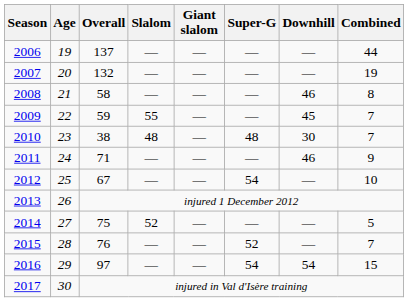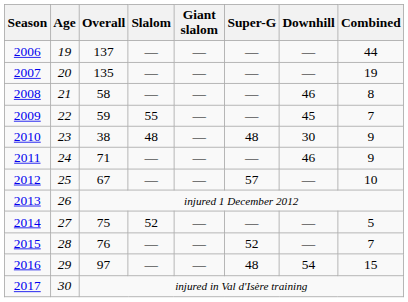(104, 72) 132 -> (104, 72) 135
(371, 136) 7 -> (371, 136) 9
(252, 179) 54 -> (252, 179) 57
(252, 264) 54 -> (252, 264) 48
